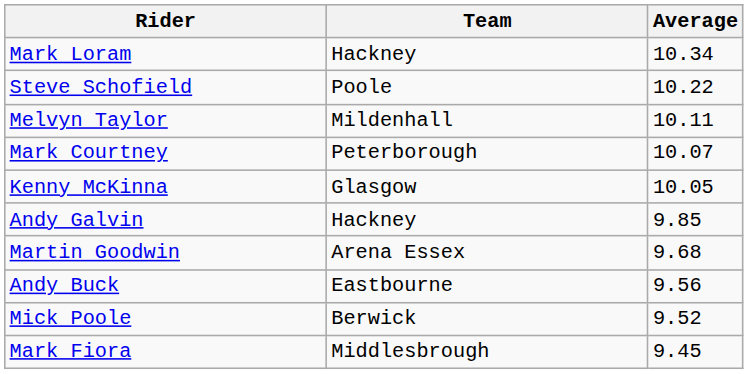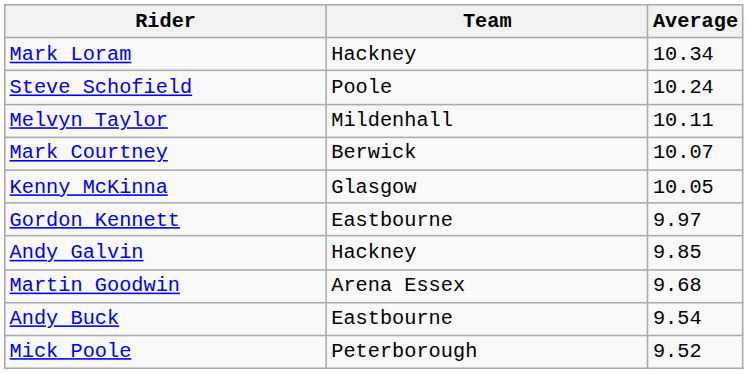(683, 87) 10.22 -> (683, 87) 10.24
(404, 154) Peterborough -> (374, 154) Berwick
+ row: (95, 220)
(677, 286) 9.56 -> (677, 319) 9.54
(374, 319) Berwick -> (404, 352) Peterborough
- row: (70, 352)
